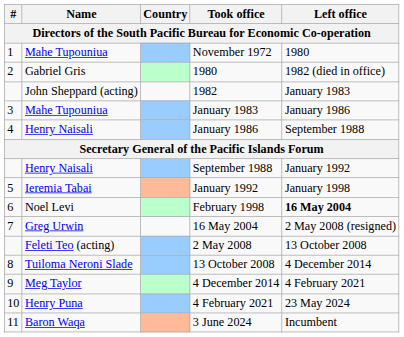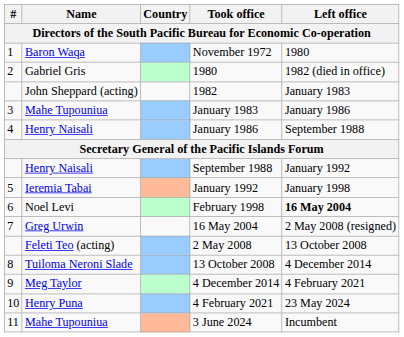(66, 52) Mahe Tupouniua -> (55, 52) Baron Waqa
(55, 322) Baron Waqa -> (66, 322) Mahe Tupouniua
